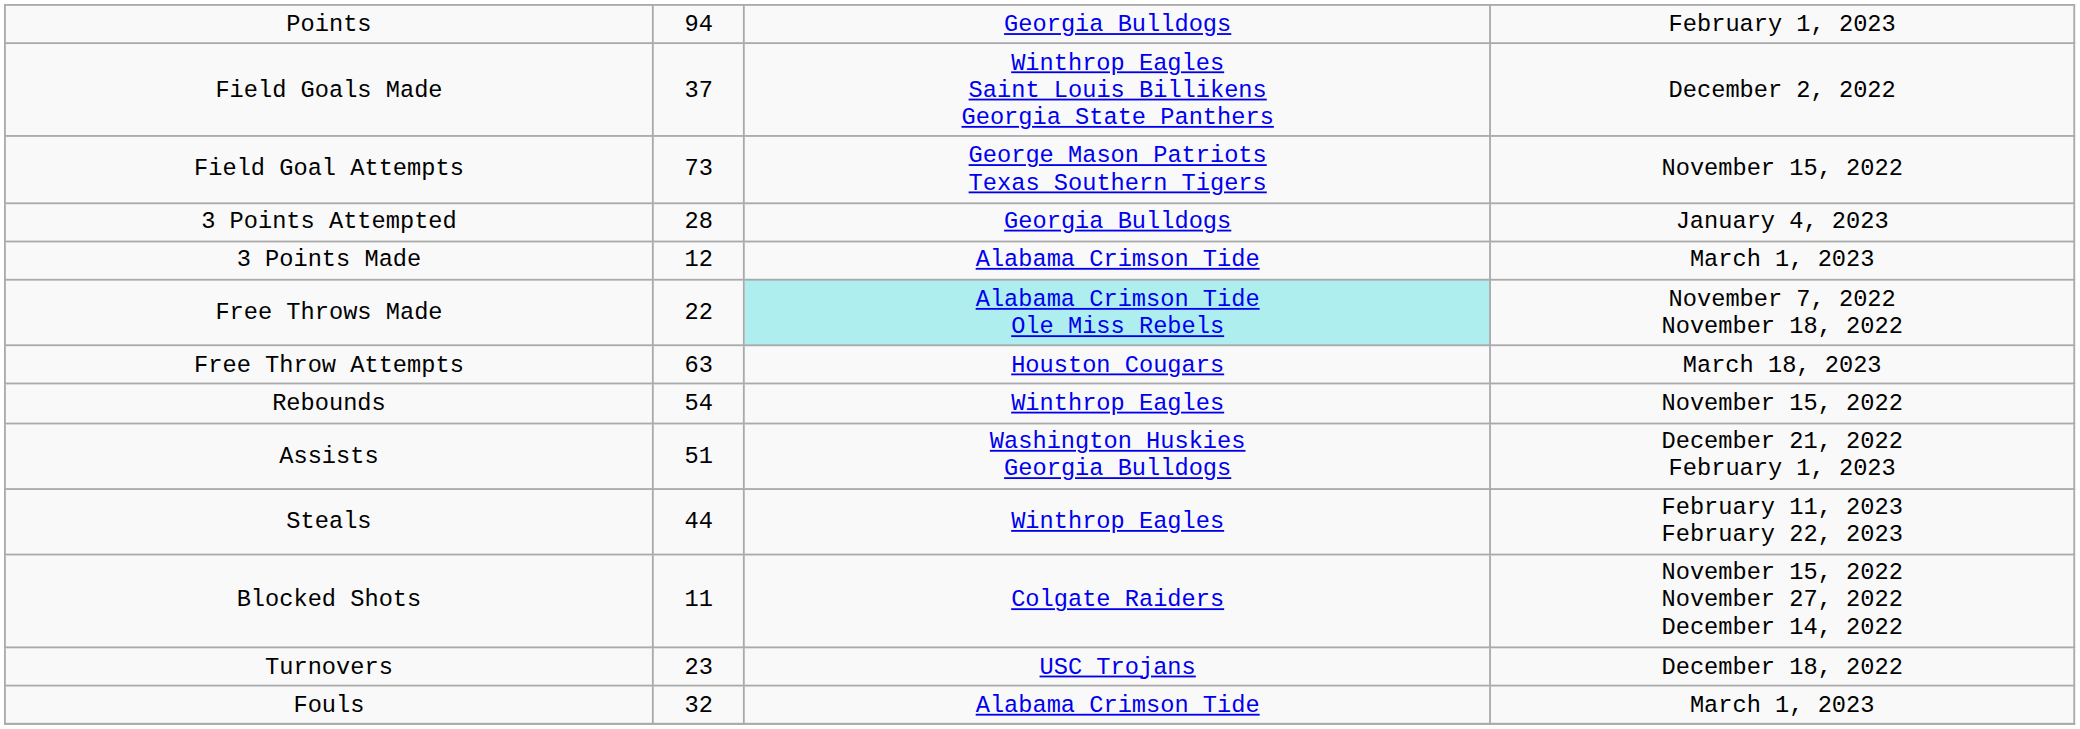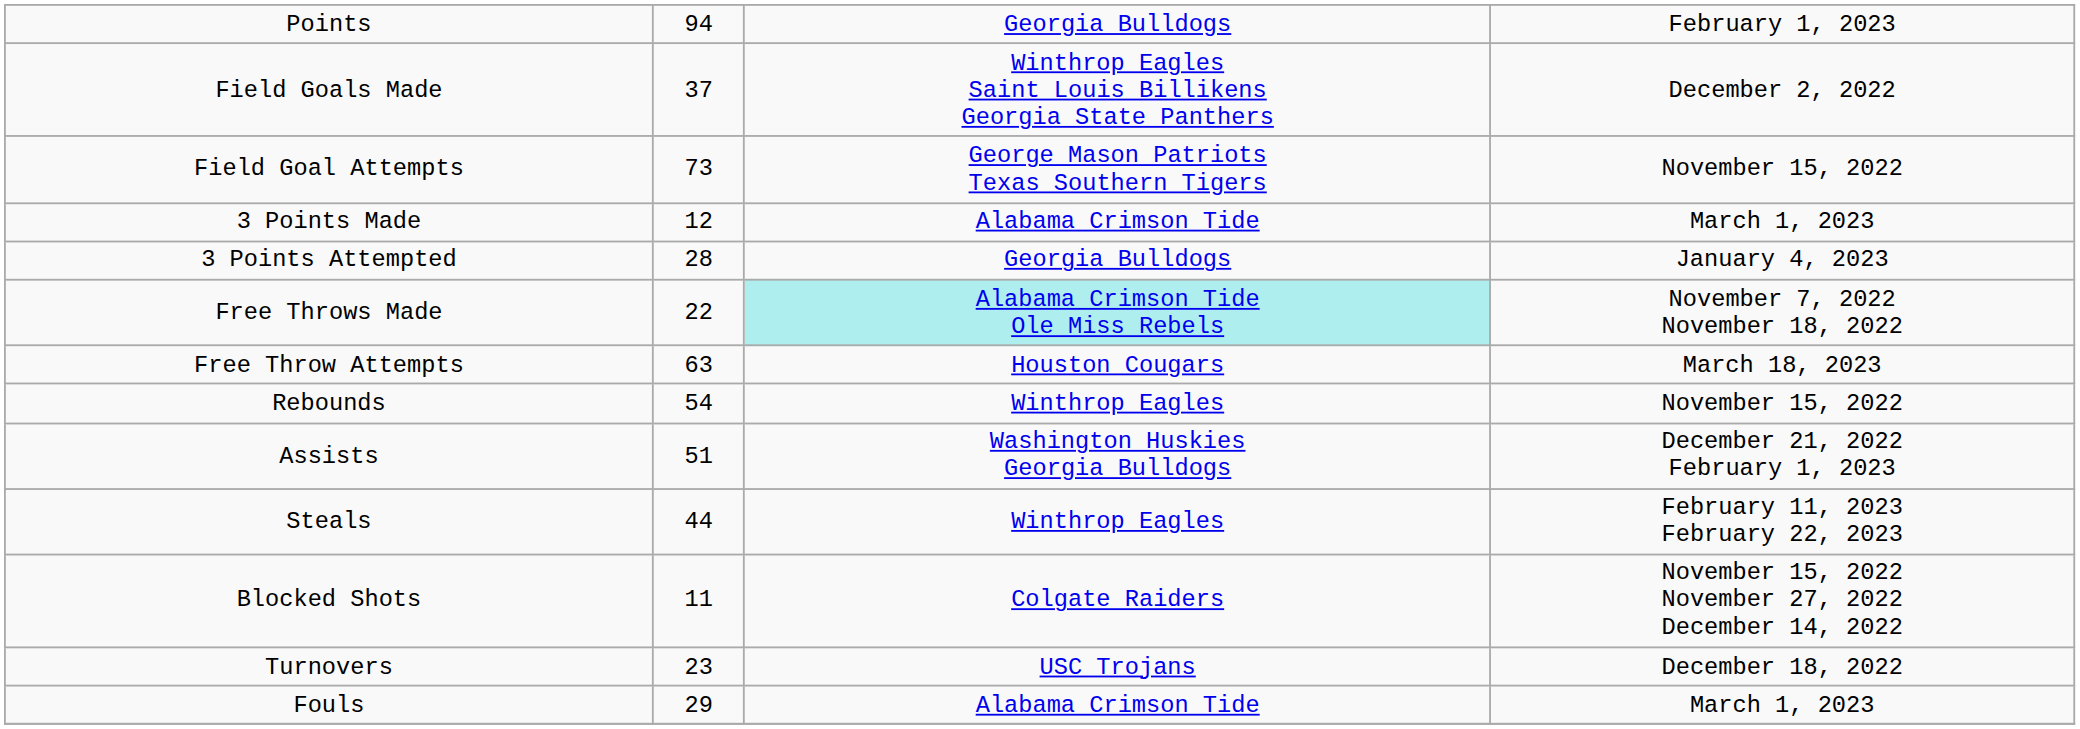rows swapped: (329, 260) <-> (329, 222)
(699, 705) 32 -> (699, 705) 29
